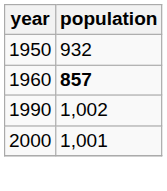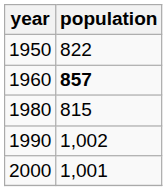(76, 49) 932 -> (76, 49) 822
+ row: (30, 110)
